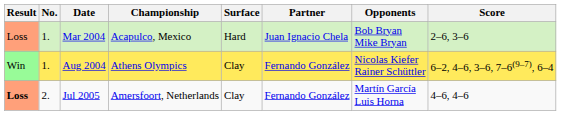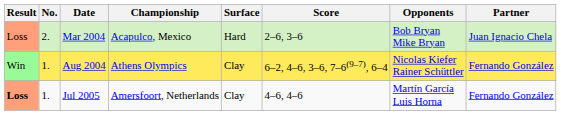columns swapped: (307, 13) <-> (492, 13)
(46, 36) 1. -> (46, 36) 2.
(46, 95) 2. -> (46, 95) 1.
